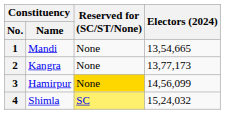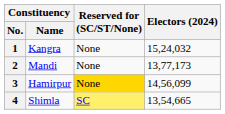(43, 48) Mandi -> (44, 48) Kangra
(169, 48) 13,54,665 -> (169, 48) 15,24,032
(44, 65) Kangra -> (43, 65) Mandi
(169, 100) 15,24,032 -> (169, 100) 13,54,665
